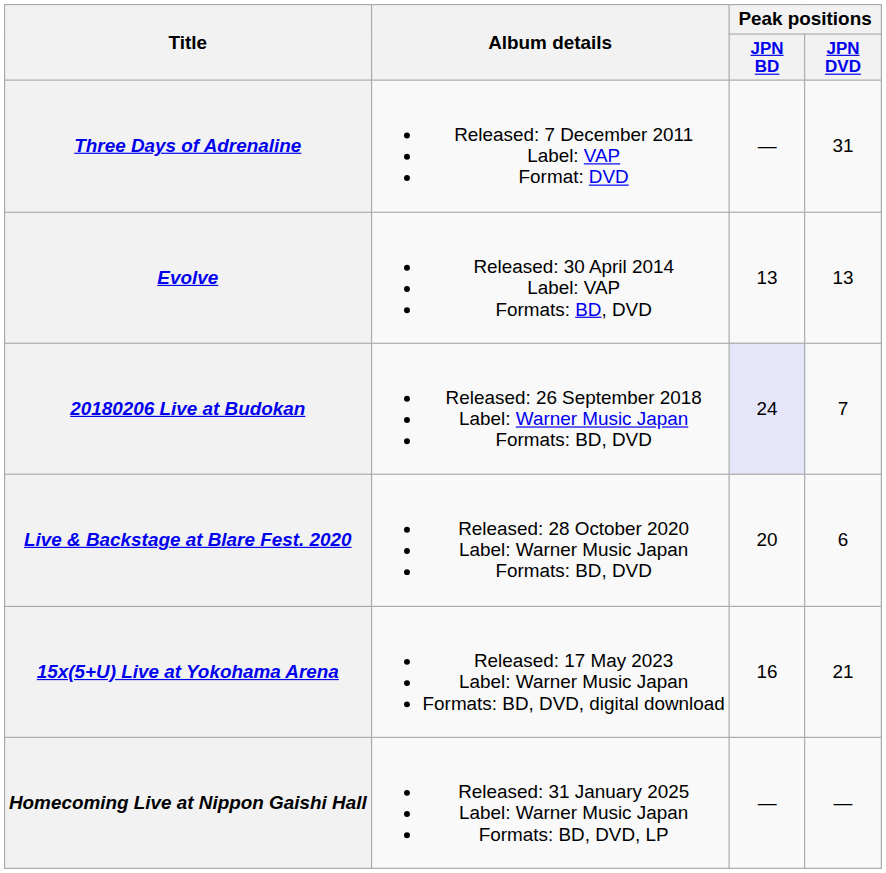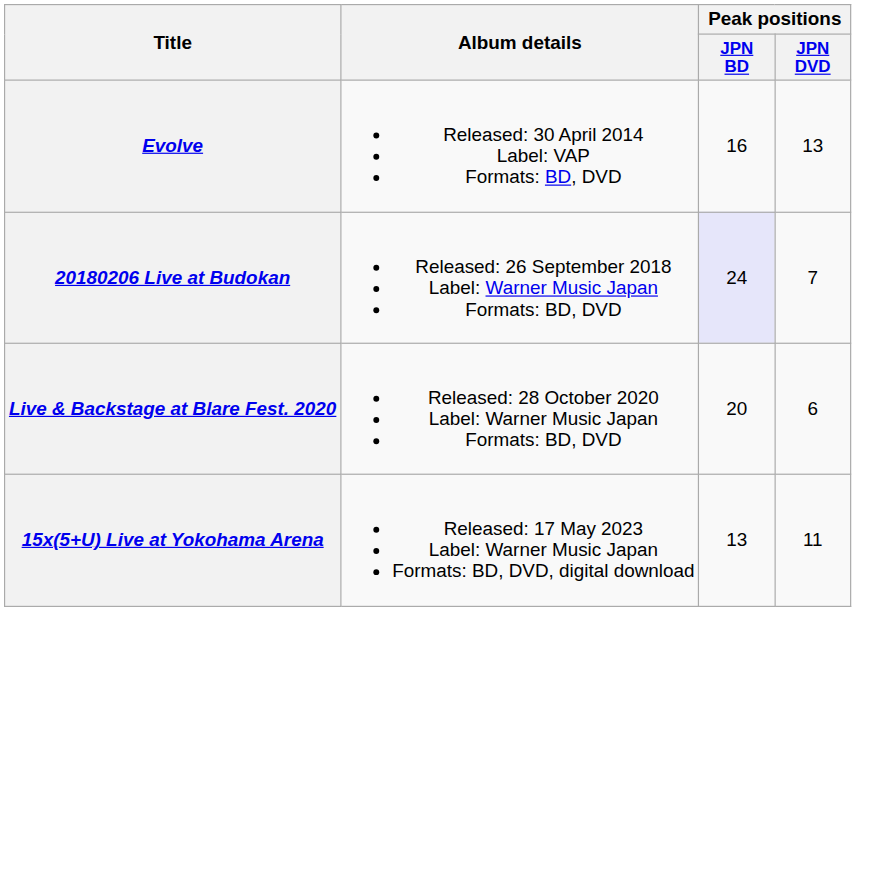- row: (188, 145)
(767, 277) 13 -> (737, 145) 16
(767, 671) 16 -> (737, 540) 13
(843, 671) 21 -> (813, 540) 11
- row: (188, 802)
